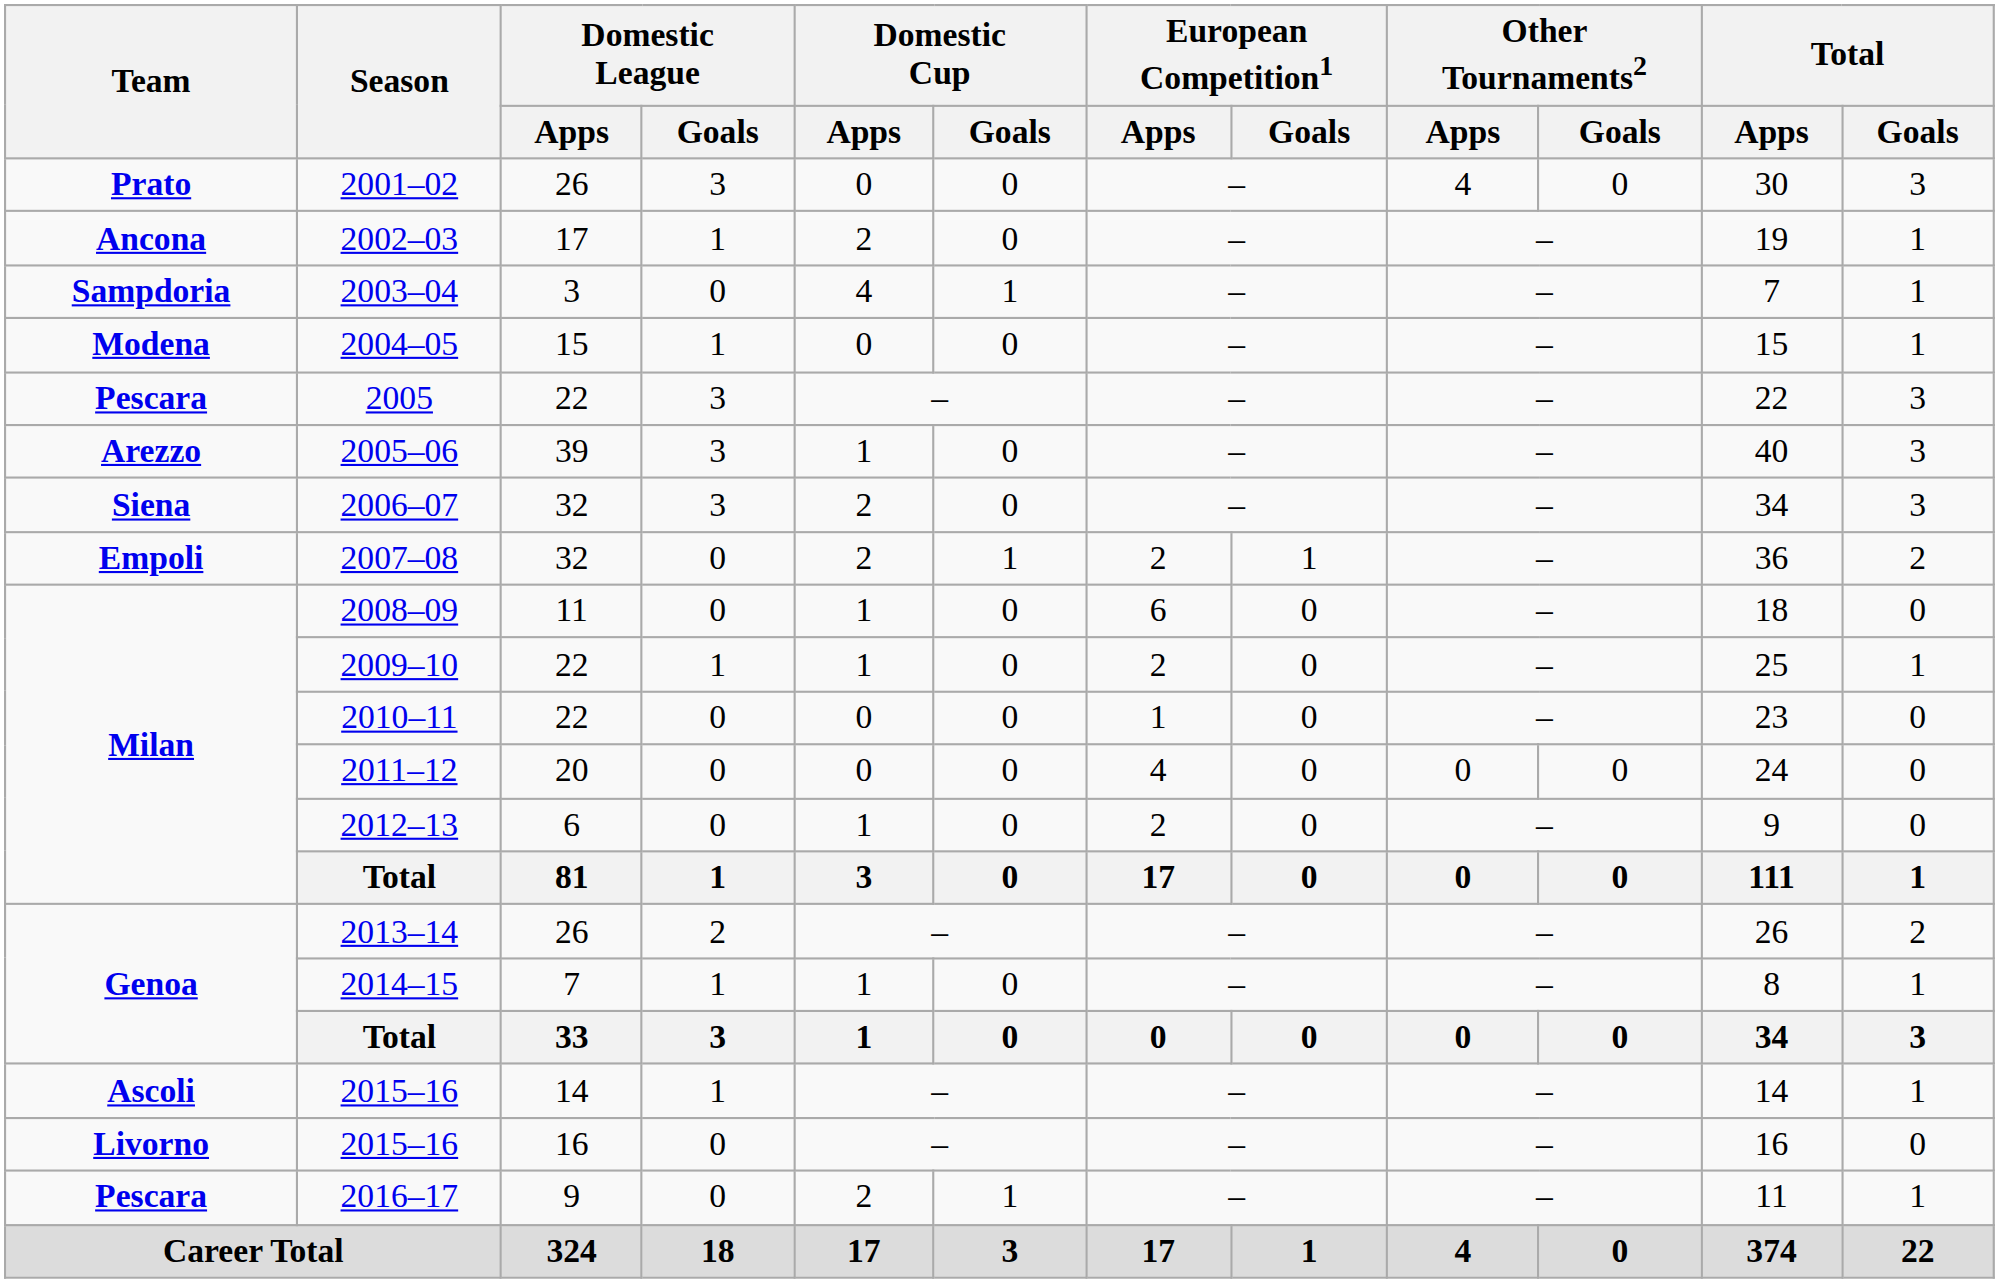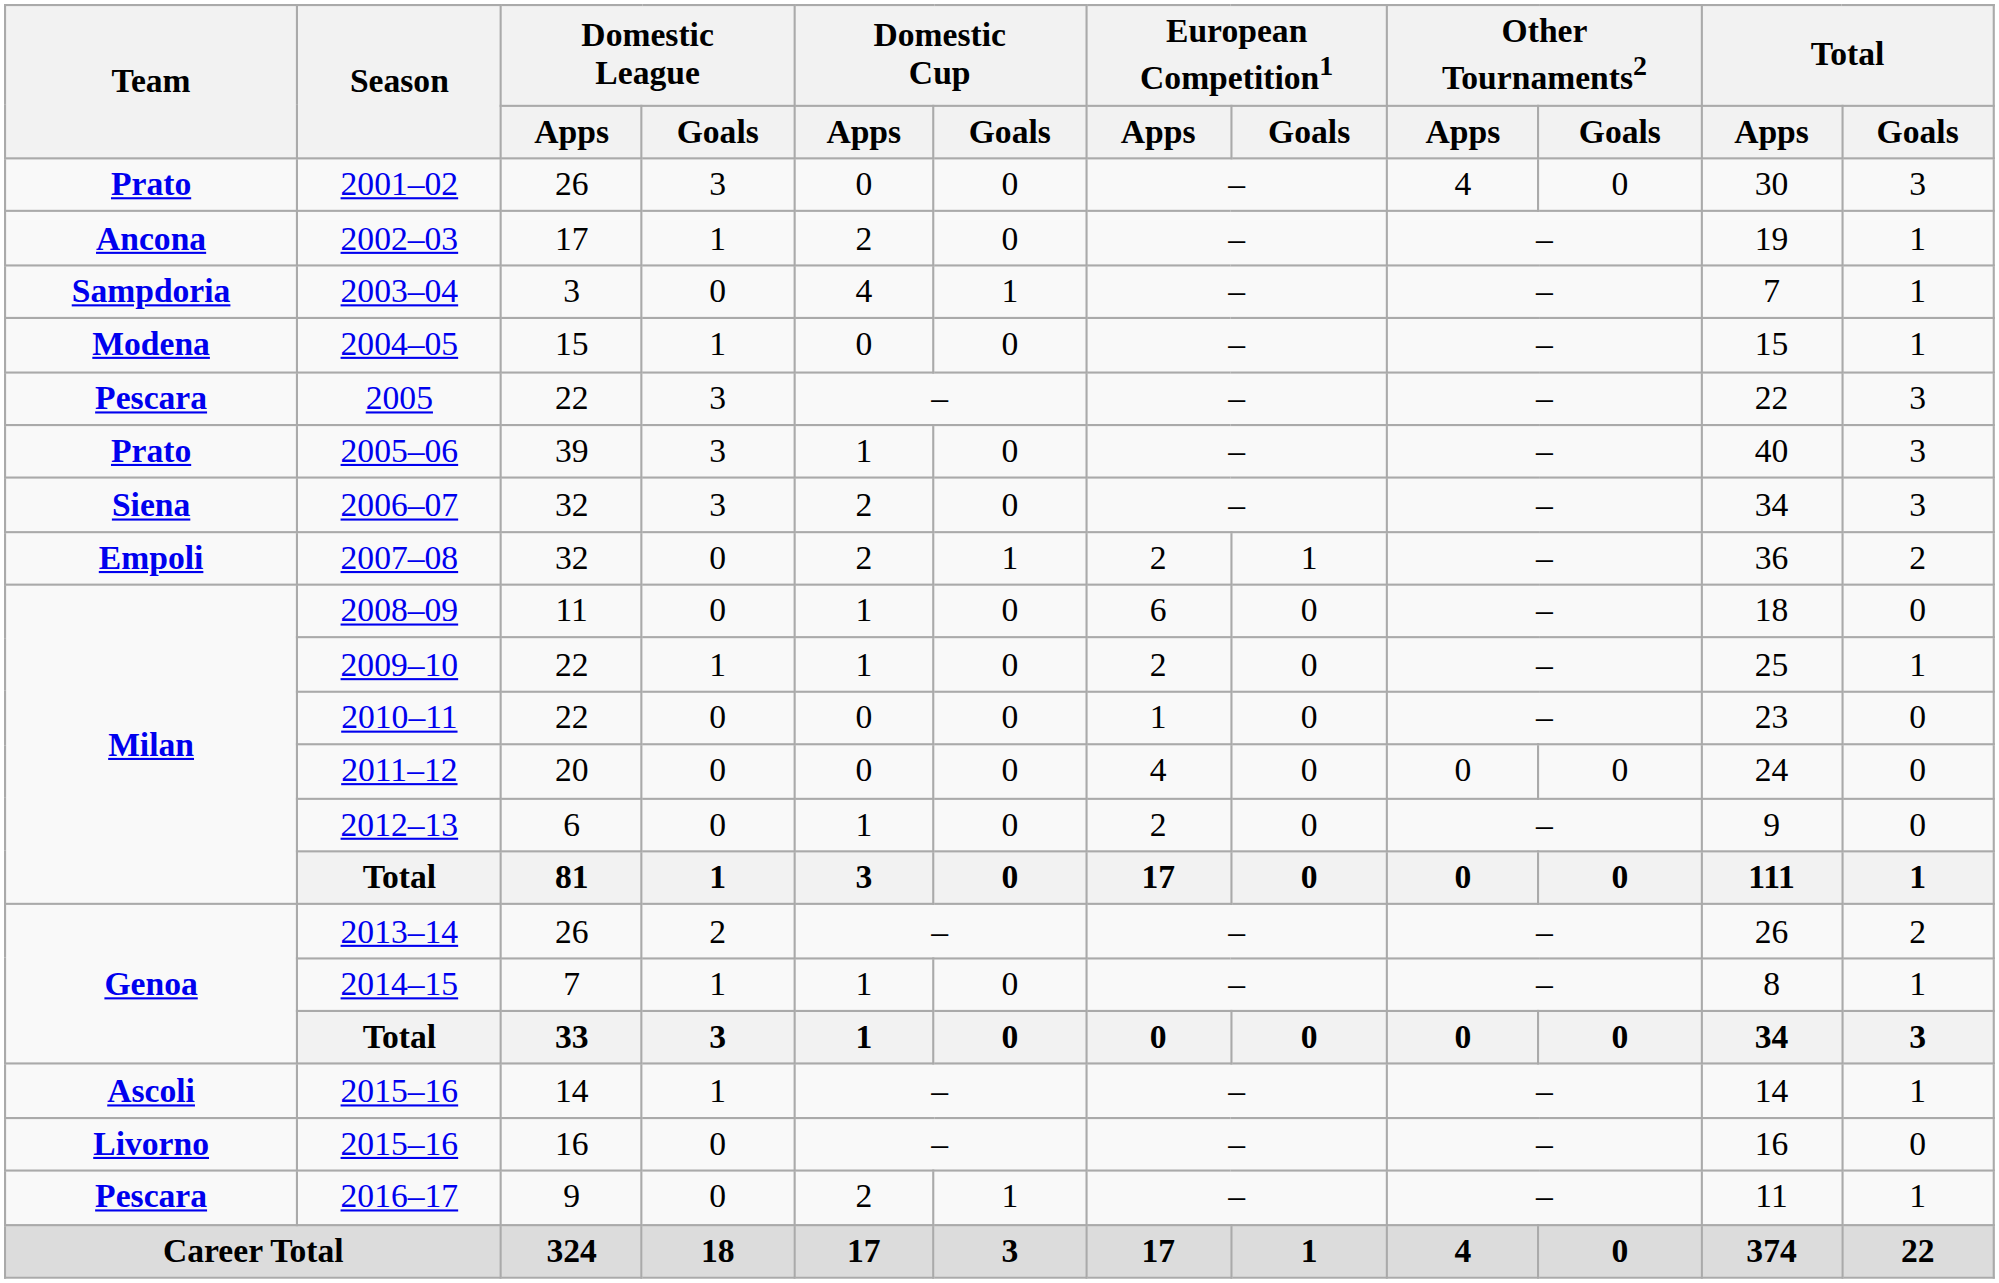(151, 451) Arezzo -> (151, 451) Prato
